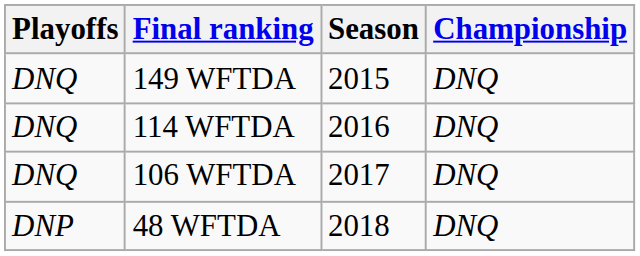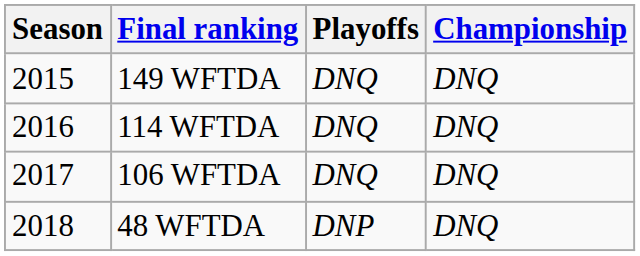columns swapped: (373, 28) <-> (65, 28)
